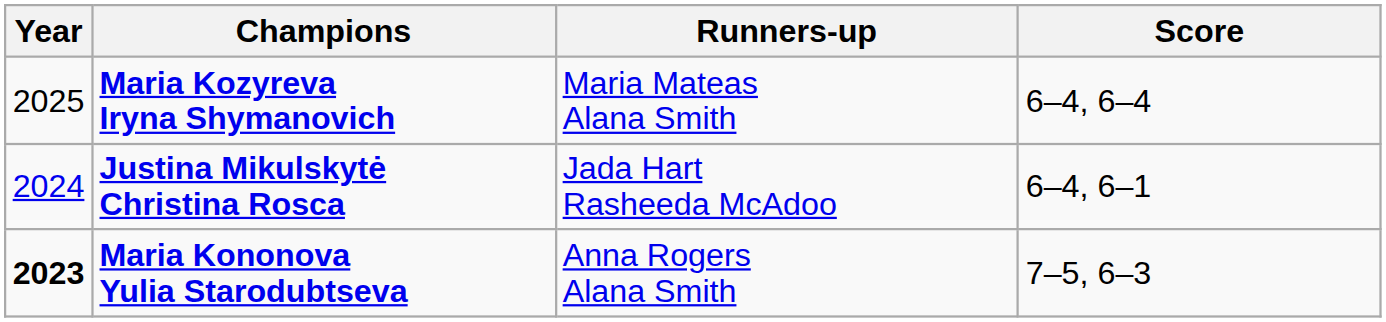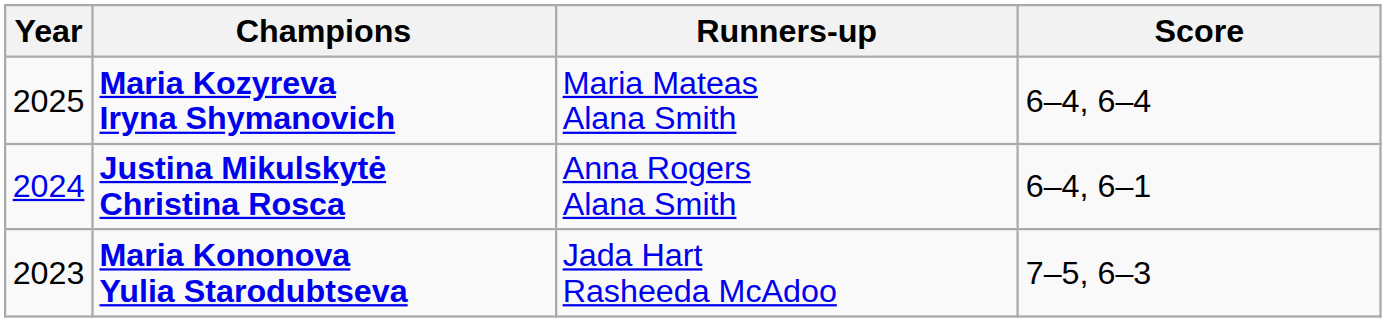(700, 187) Jada Hart Rasheeda McAdoo -> (657, 187) Anna Rogers Alana Smith
(49, 273) bold -> (49, 273) normal
(657, 273) Anna Rogers Alana Smith -> (700, 273) Jada Hart Rasheeda McAdoo
